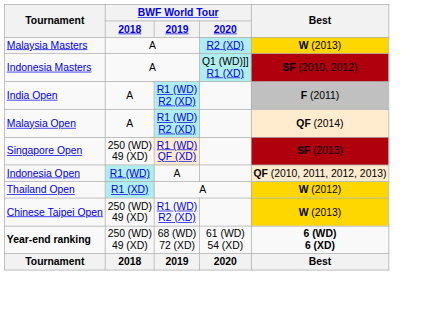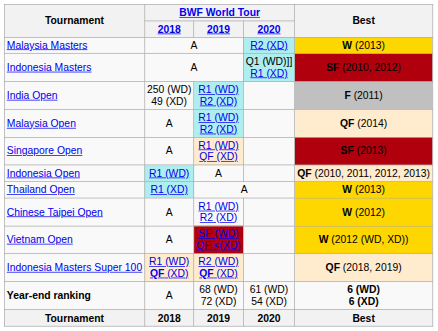(130, 96) A -> (169, 96) 250 (WD) 49 (XD)
(130, 152) 250 (WD) 49 (XD) -> (169, 152) A
(320, 190) W (2012) -> (364, 190) W (2013)
(130, 212) 250 (WD) 49 (XD) -> (169, 212) A
(320, 212) W (2013) -> (364, 212) W (2012)
+ row: (40, 240)
+ row: (74, 268)
(130, 240) 250 (WD) 49 (XD) -> (169, 296) A
